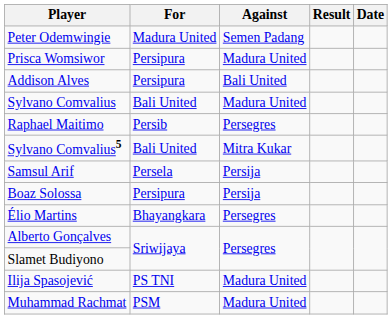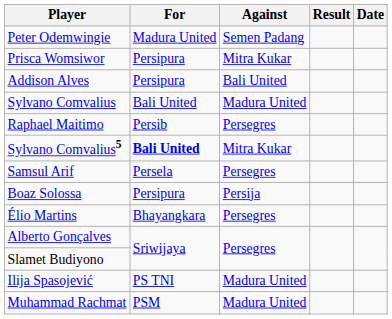(265, 59) Madura United -> (257, 59) Mitra Kukar
(165, 148) normal -> (166, 148) bold
(242, 171) Persija -> (249, 171) Persegres
